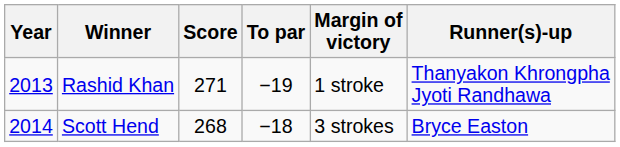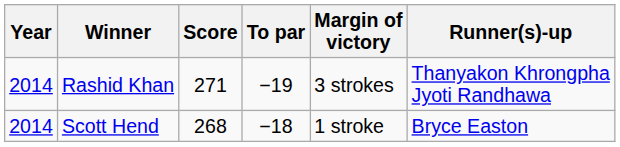(31, 84) 2013 -> (31, 84) 2014
(349, 84) 1 stroke -> (354, 84) 3 strokes
(354, 126) 3 strokes -> (349, 126) 1 stroke
